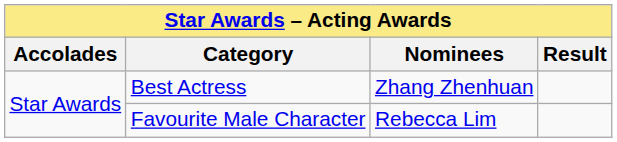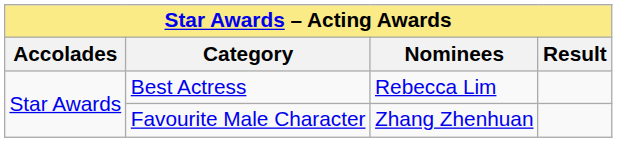(454, 86) Zhang Zhenhuan -> (436, 86) Rebecca Lim
(436, 119) Rebecca Lim -> (454, 119) Zhang Zhenhuan
